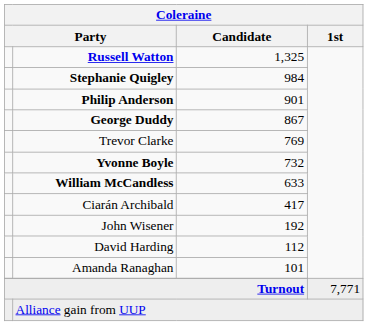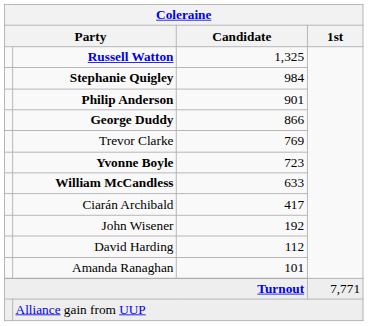(294, 120) 867 -> (294, 120) 866
(294, 162) 732 -> (294, 162) 723
